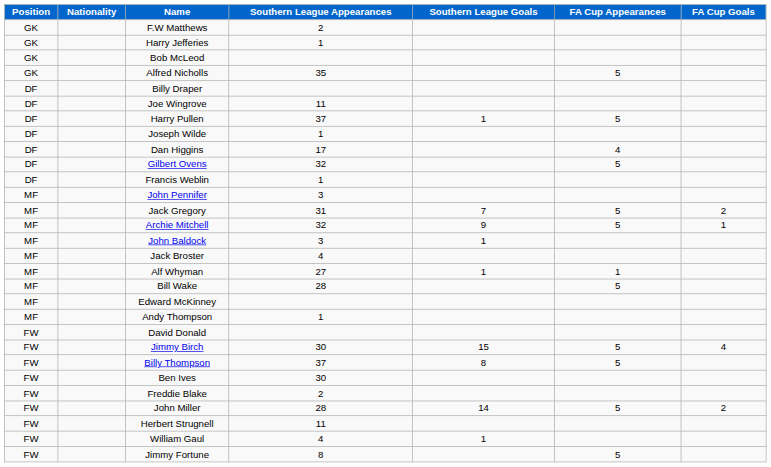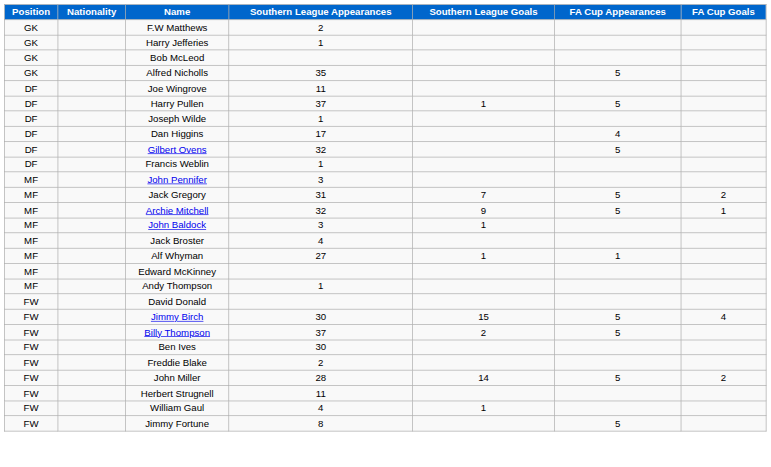- row: (177, 89)
- row: (177, 287)
(484, 363) 8 -> (484, 332) 2
